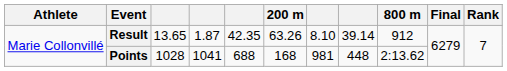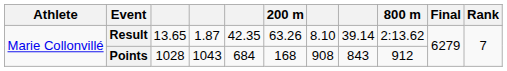(402, 36) 912 -> (402, 36) 2:13.62
(207, 57) 1041 -> (207, 57) 1043
(244, 57) 688 -> (244, 57) 684
(323, 57) 981 -> (323, 57) 908
(358, 57) 448 -> (358, 57) 843
(402, 57) 2:13.62 -> (402, 57) 912
